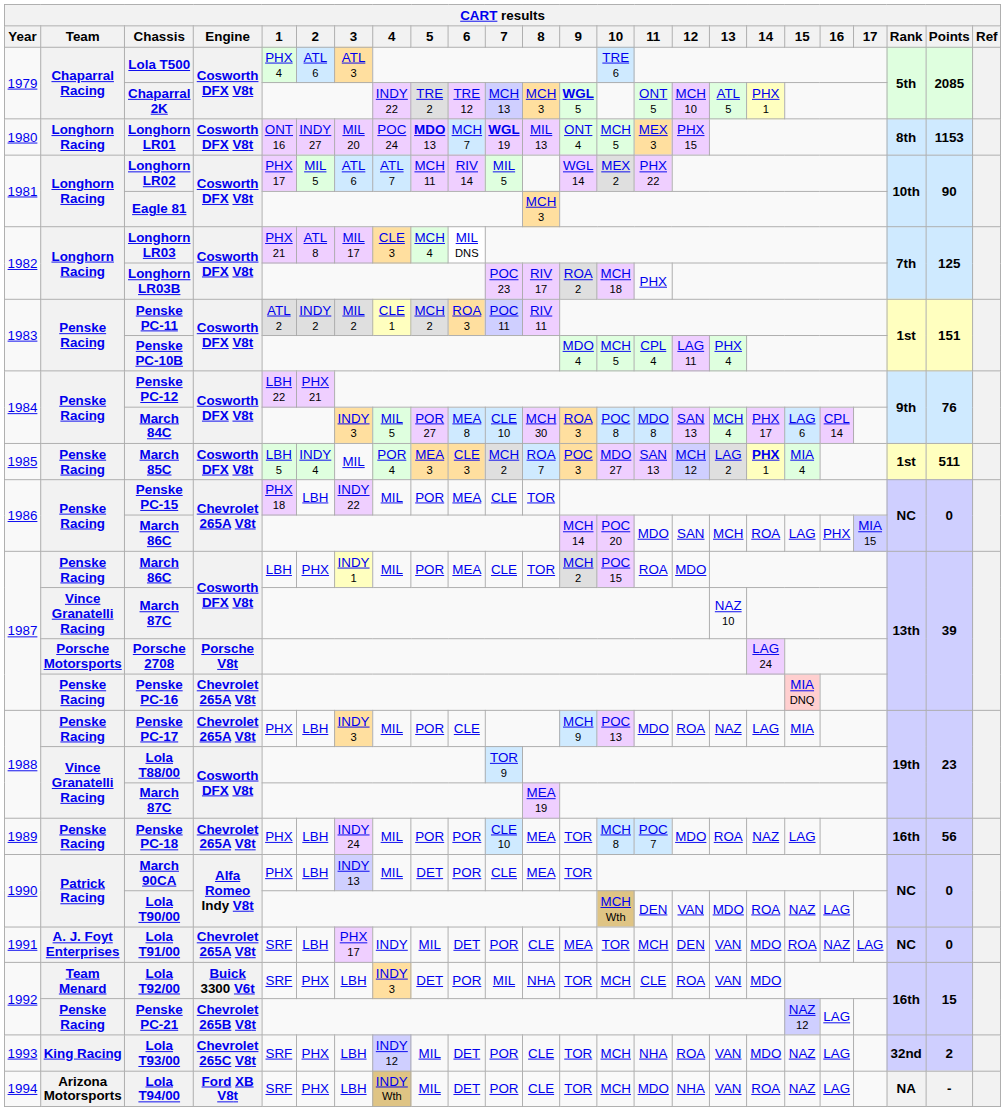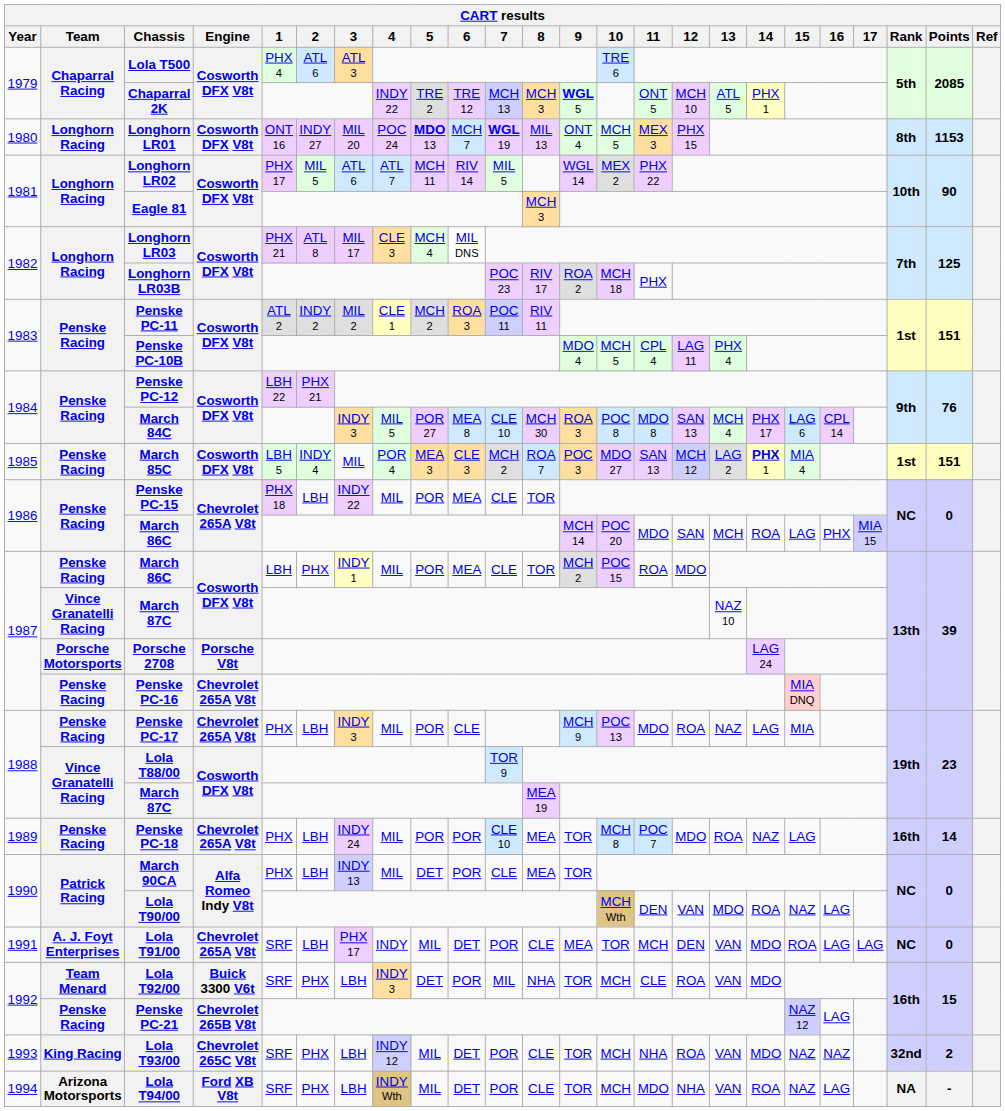(949, 462) 511 -> (949, 462) 151
(949, 837) 56 -> (949, 837) 14
(837, 945) NAZ -> (837, 945) LAG
(837, 1053) LAG -> (837, 1053) NAZ
